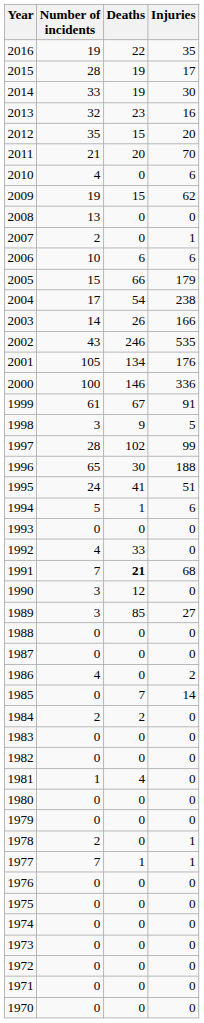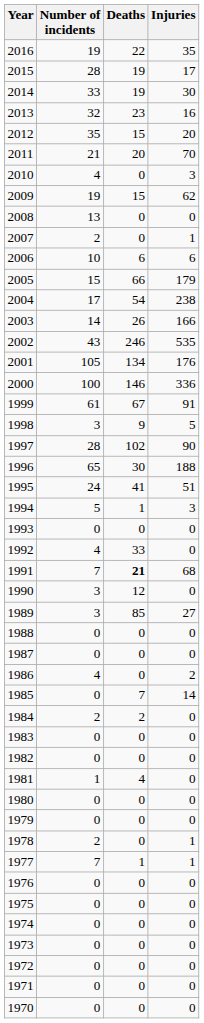(192, 175) 6 -> (192, 175) 3
(189, 445) 99 -> (189, 445) 90
(192, 508) 6 -> (192, 508) 3
